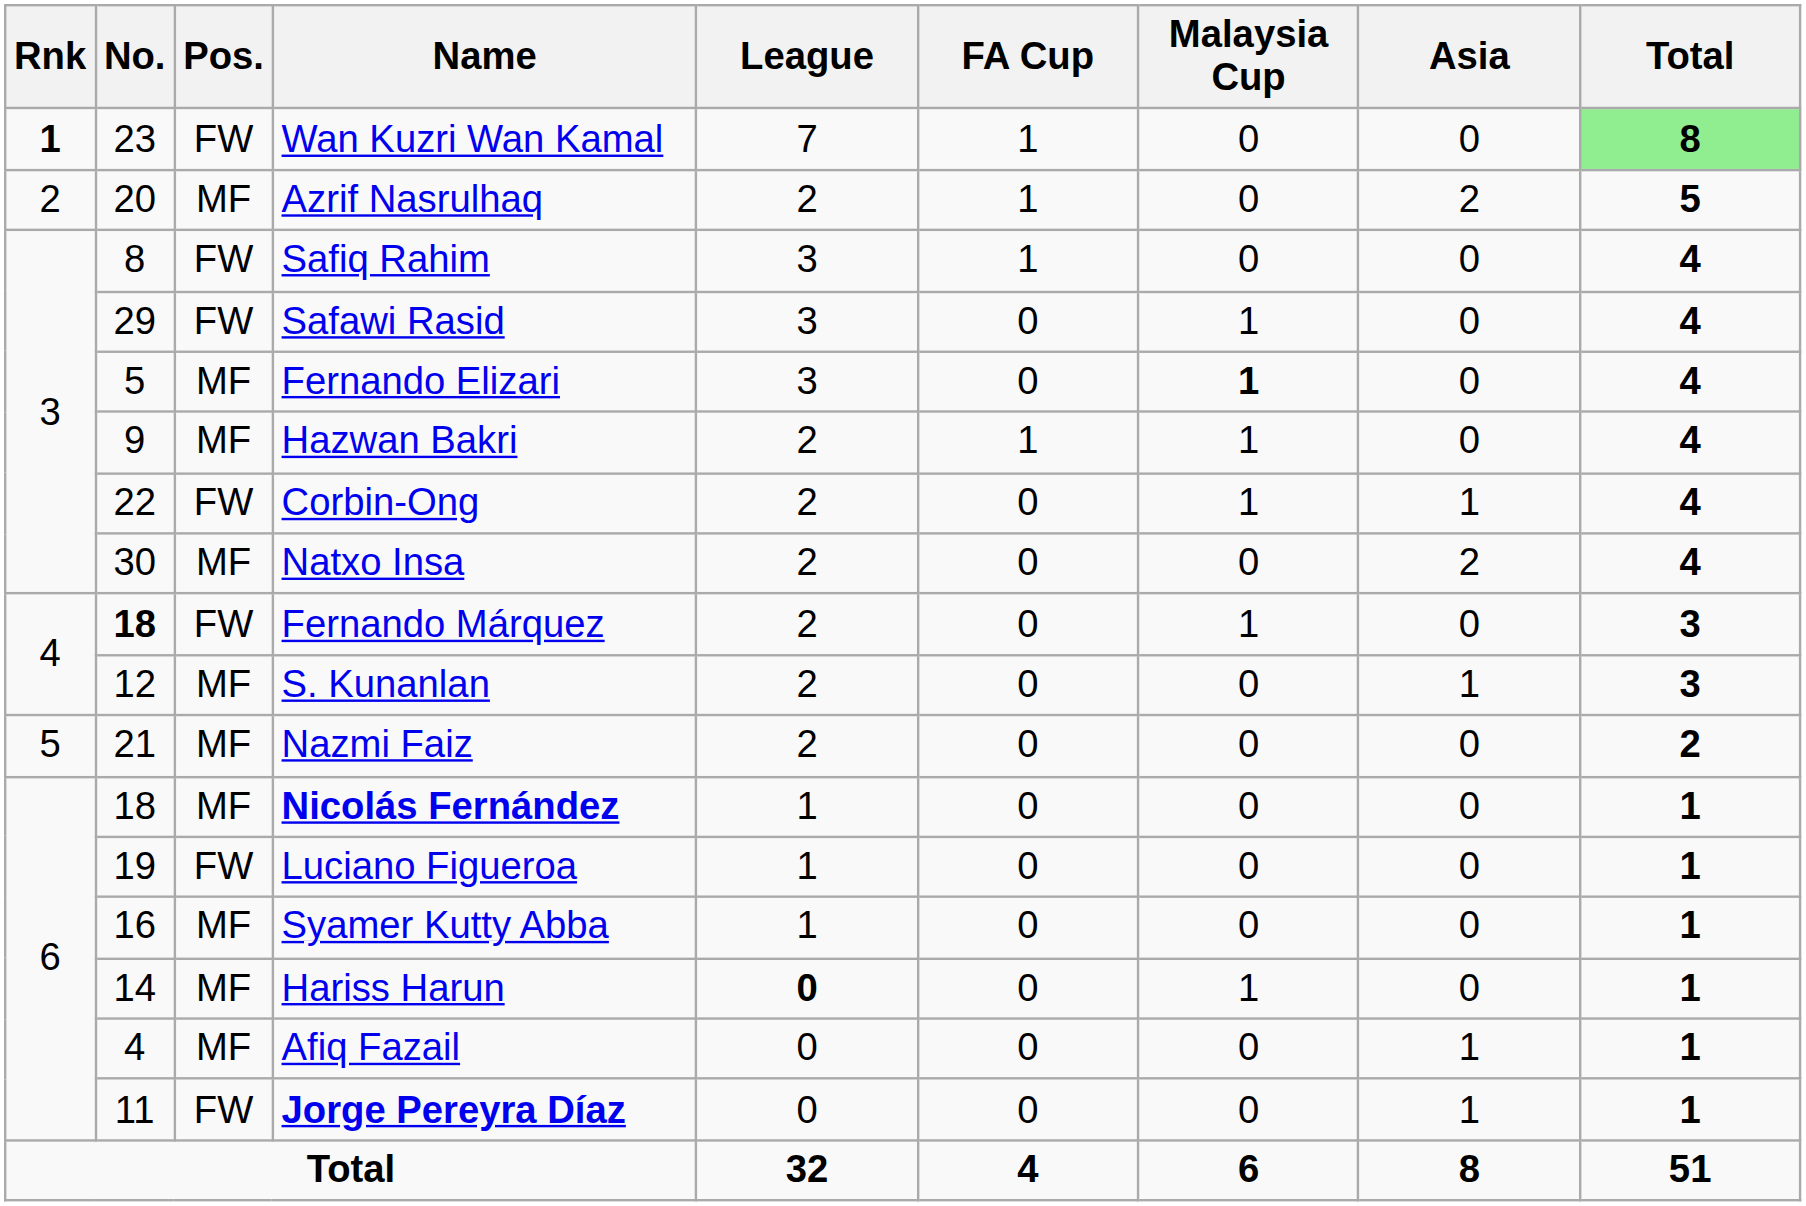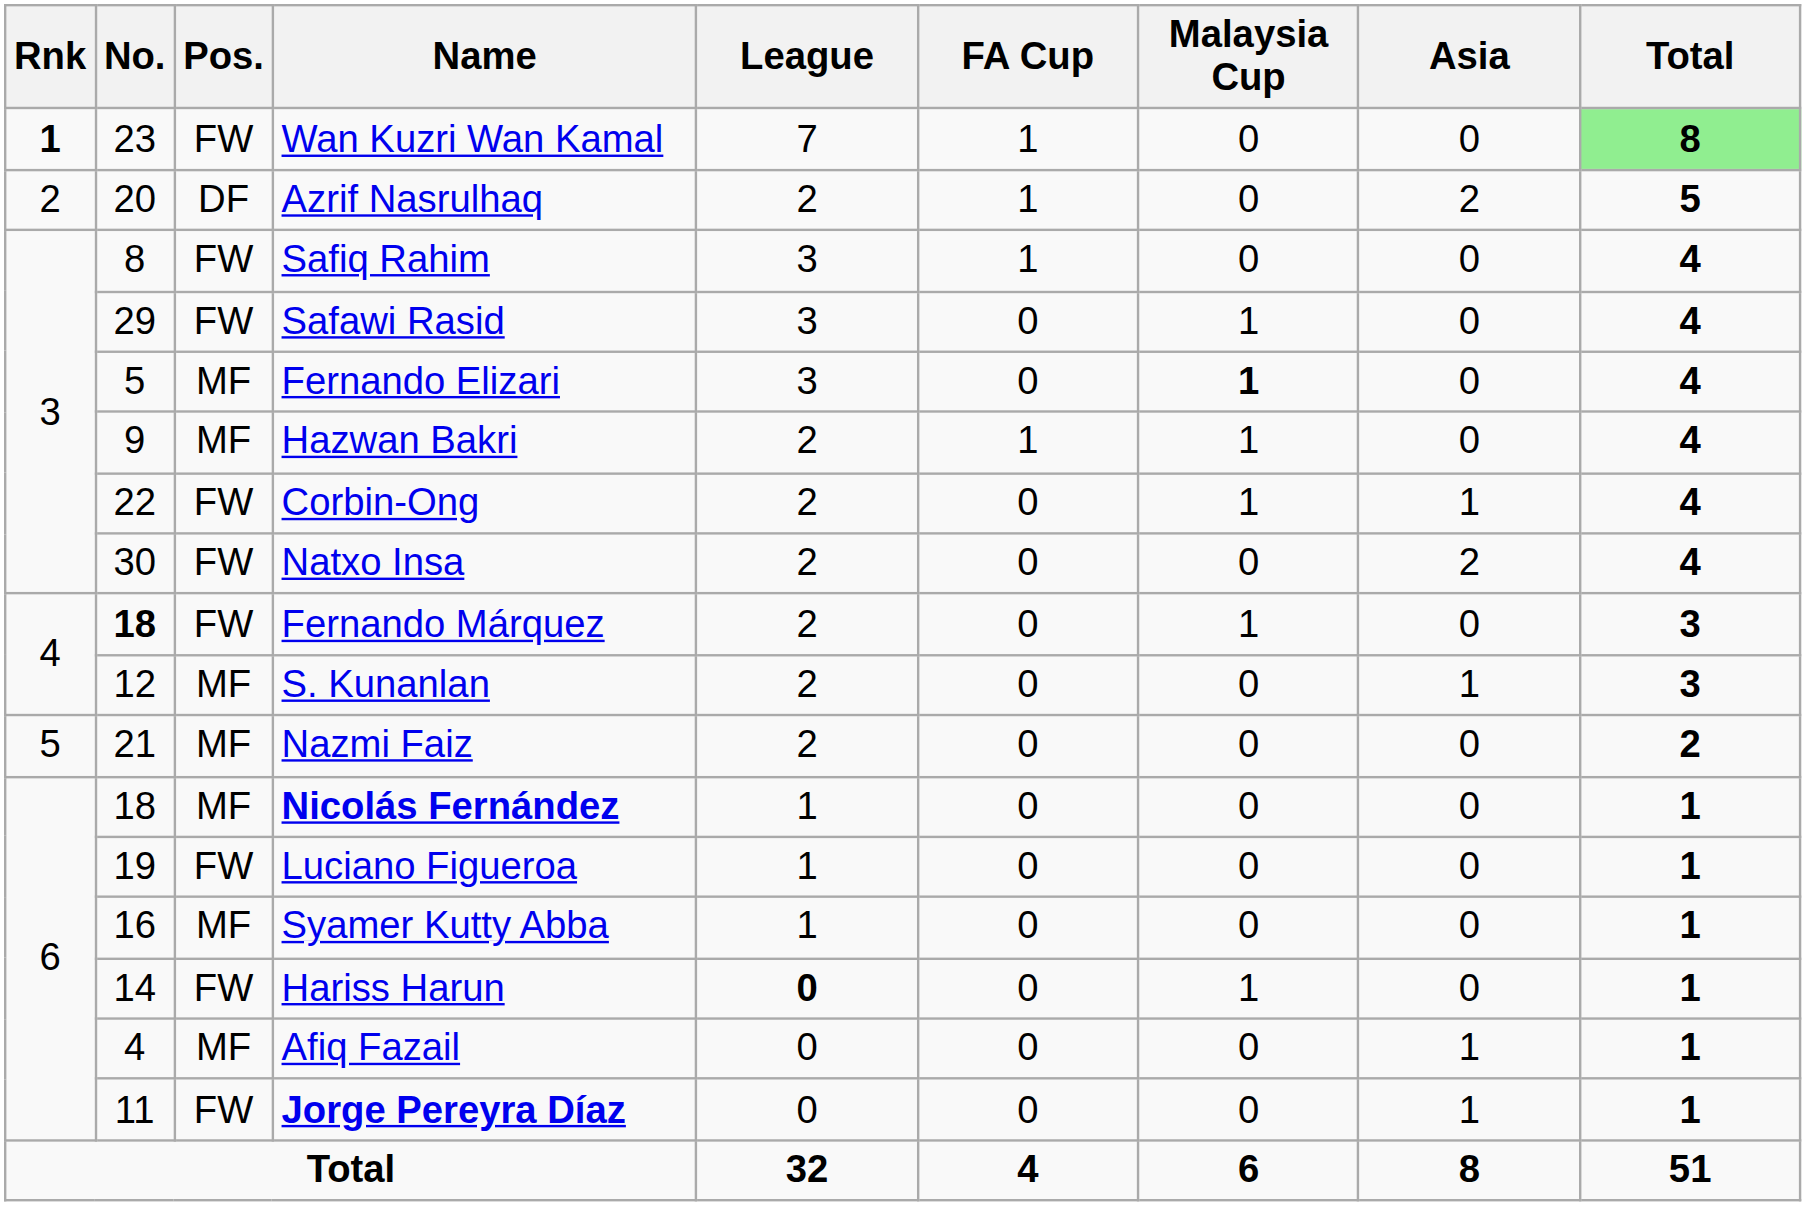(224, 199) MF -> (224, 199) DF
(224, 563) MF -> (224, 563) FW
(224, 987) MF -> (224, 987) FW
